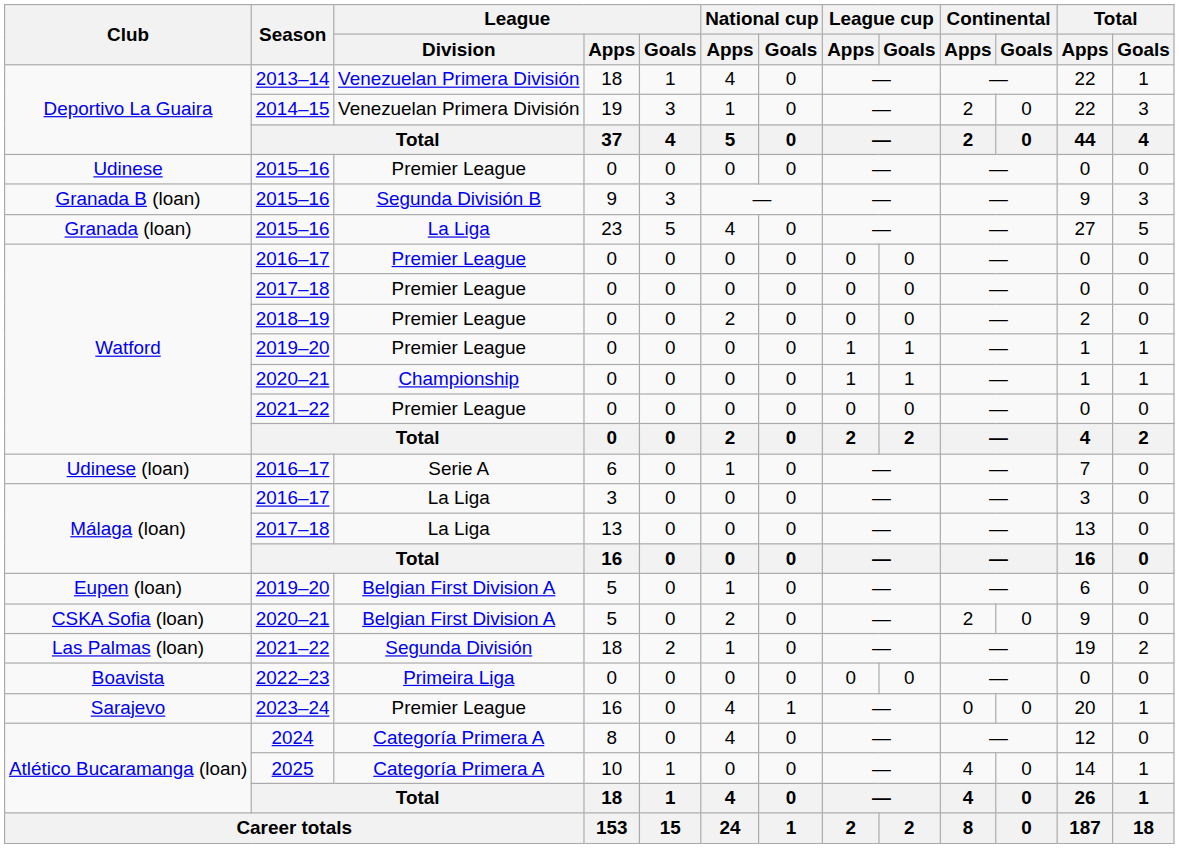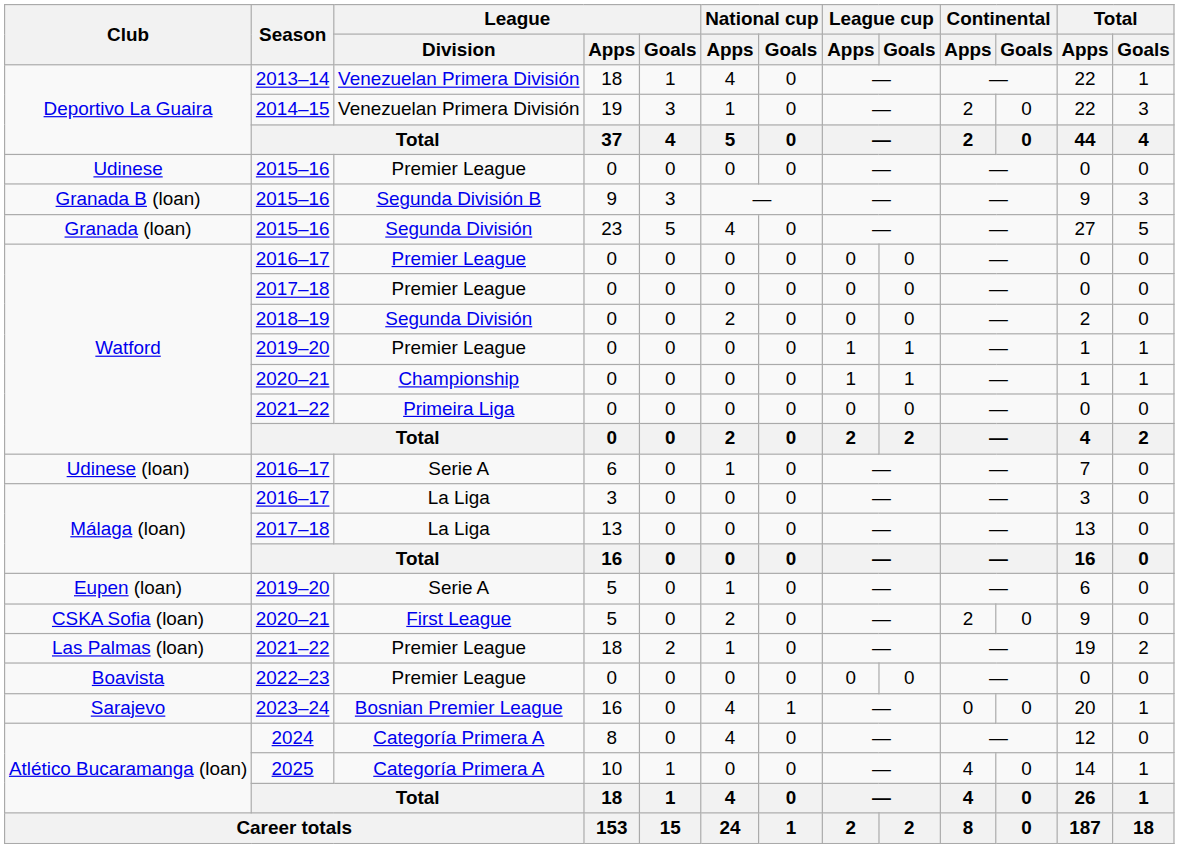(459, 229) La Liga -> (459, 229) Segunda División
(459, 318) Premier League -> (459, 318) Segunda División
(459, 408) Premier League -> (459, 408) Primeira Liga
(459, 588) Belgian First Division A -> (459, 588) Serie A
(459, 618) Belgian First Division A -> (459, 618) First League
(459, 648) Segunda División -> (459, 648) Premier League
(459, 678) Primeira Liga -> (459, 678) Premier League
(459, 708) Premier League -> (459, 708) Bosnian Premier League
